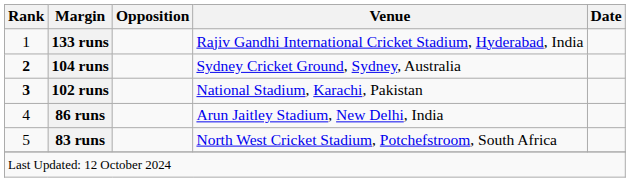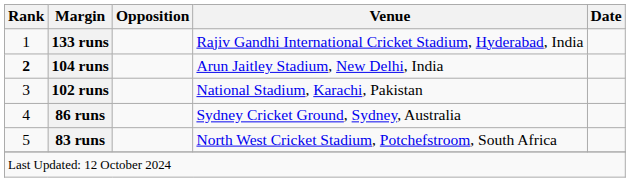(329, 66) Sydney Cricket Ground, Sydney, Australia -> (320, 66) Arun Jaitley Stadium, New Delhi, India
(26, 90) bold -> (26, 90) normal
(320, 115) Arun Jaitley Stadium, New Delhi, India -> (329, 115) Sydney Cricket Ground, Sydney, Australia
